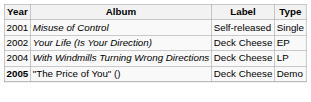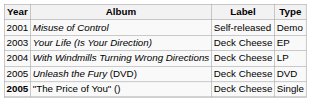(290, 27) Single -> (290, 27) Demo
(17, 43) 2002 -> (17, 43) 2003
+ row: (85, 74)
(290, 74) Demo -> (290, 89) Single
